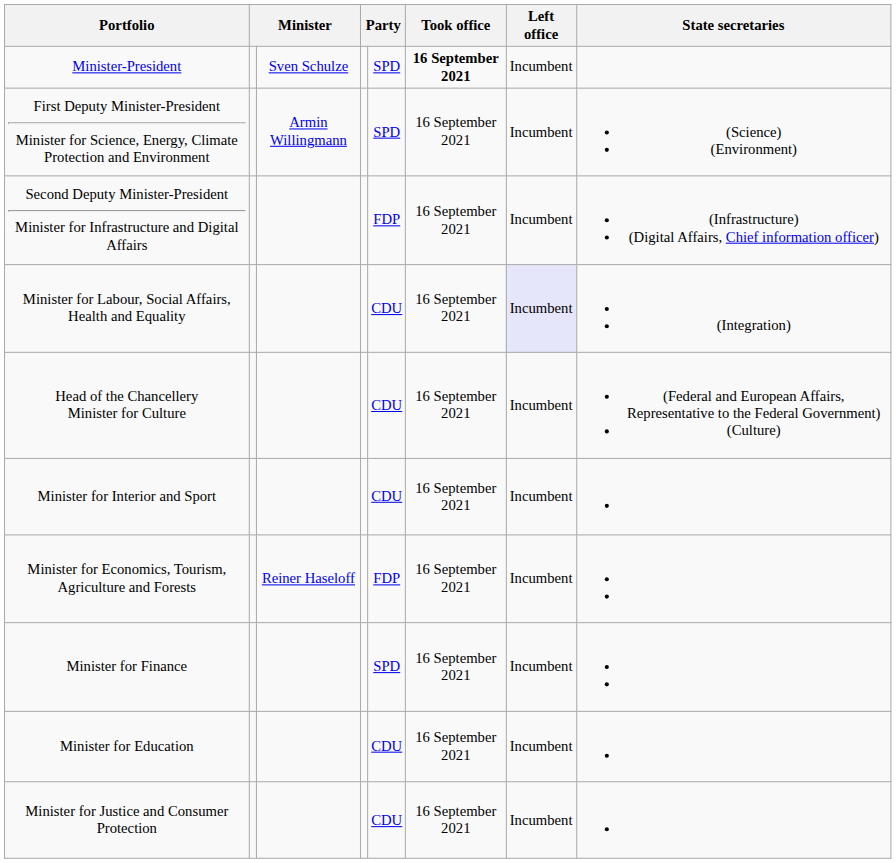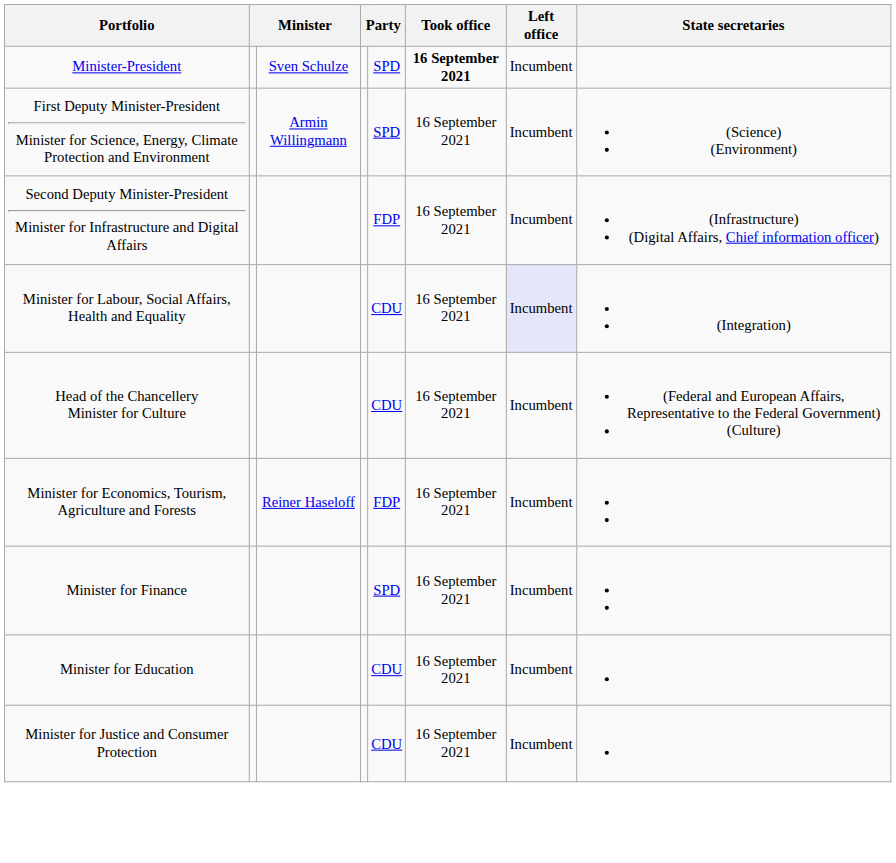- row: (127, 496)
